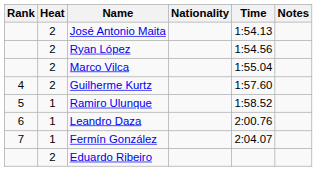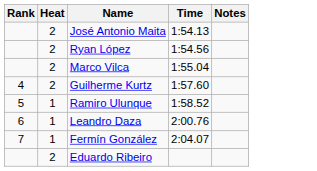- column: (200, 13)
